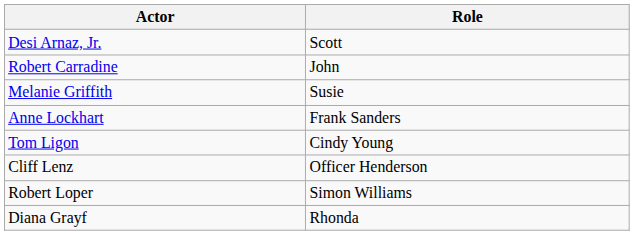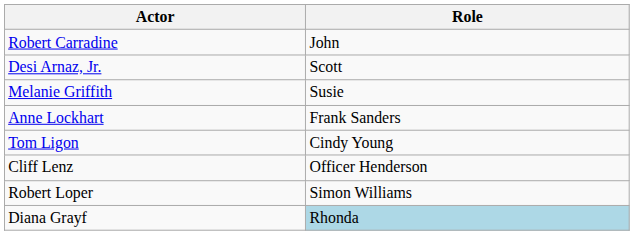rows swapped: (55, 42) <-> (63, 67)
(334, 218) no background -> (334, 218) lightblue background
